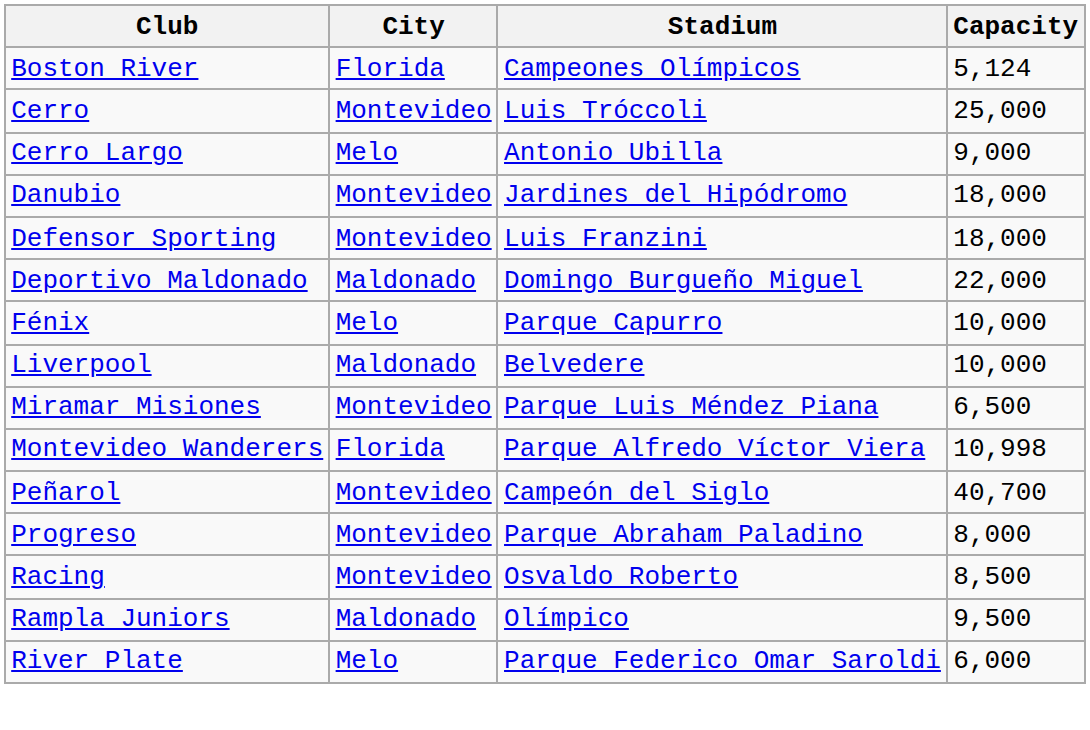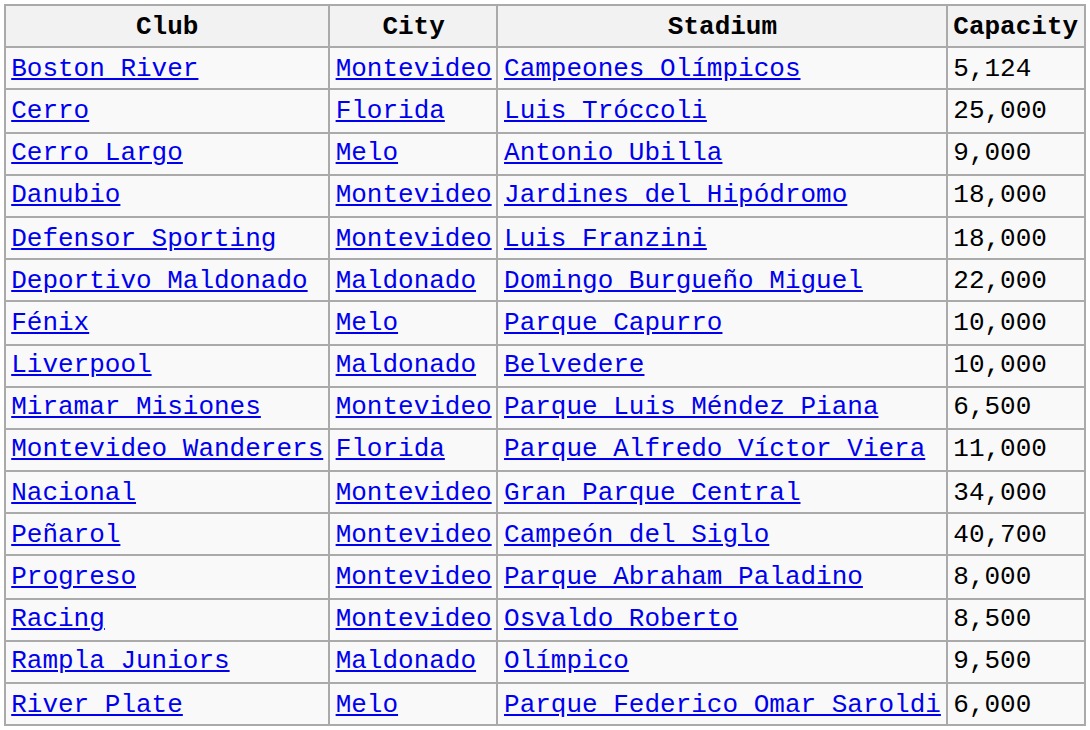(390, 69) Florida -> (414, 69) Montevideo
(414, 111) Montevideo -> (390, 111) Florida
(1000, 450) 10,998 -> (1000, 450) 11,000
+ row: (74, 492)
